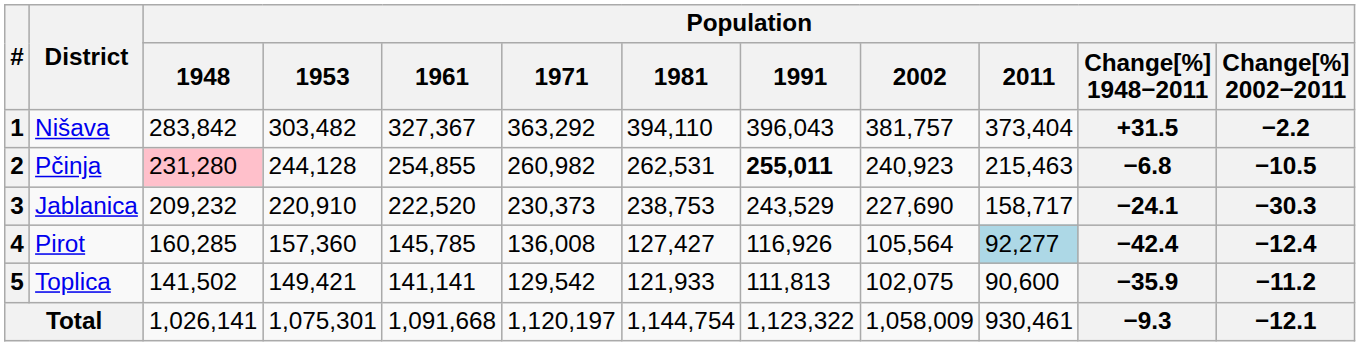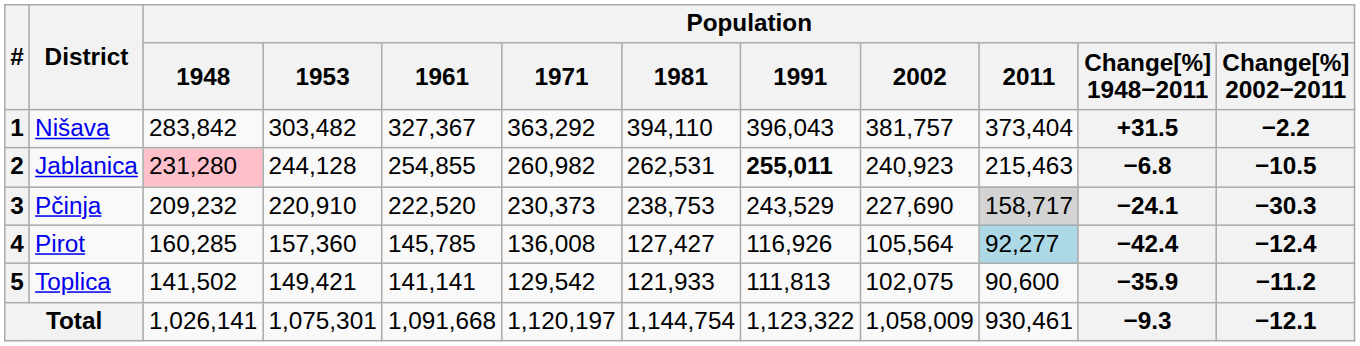(68, 166) Pčinja -> (86, 166) Jablanica
(86, 205) Jablanica -> (68, 205) Pčinja
(1029, 205) no background -> (1029, 205) lightgrey background
